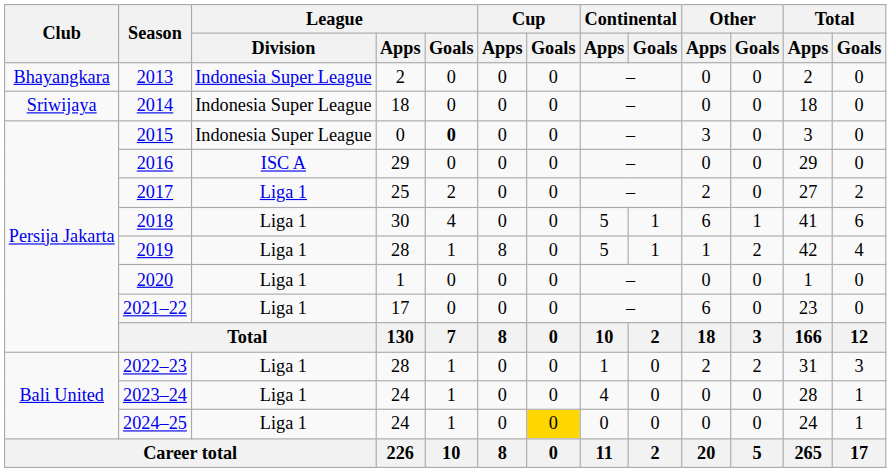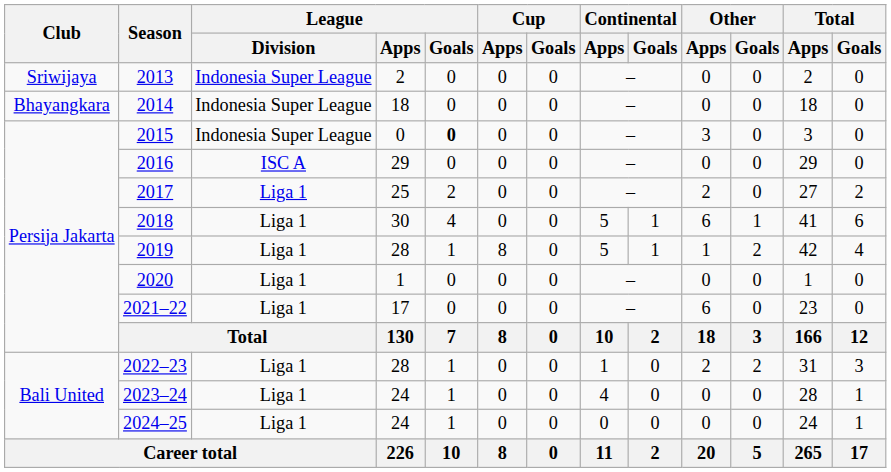(62, 76) Bhayangkara -> (62, 76) Sriwijaya
(62, 105) Sriwijaya -> (62, 105) Bhayangkara
(553, 423) gold background -> (553, 423) no background
